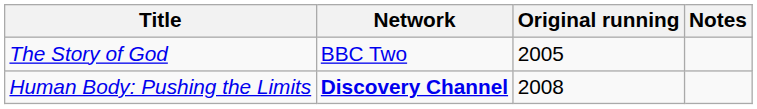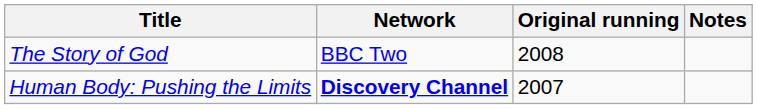(541, 53) 2005 -> (541, 53) 2008
(541, 86) 2008 -> (541, 86) 2007
